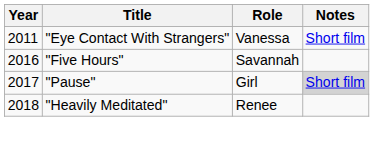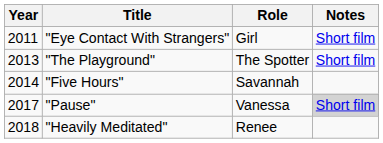(263, 37) Vanessa -> (247, 37) Girl
+ row: (100, 60)
(23, 60) 2016 -> (23, 82) 2014
(247, 82) Girl -> (263, 104) Vanessa
